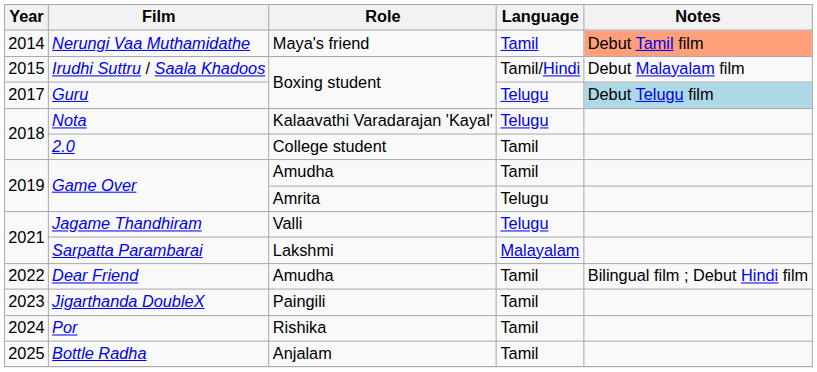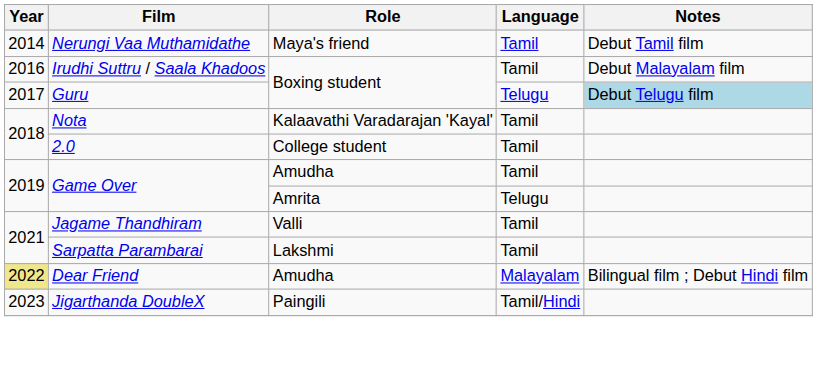(646, 43) lightsalmon background -> (646, 43) no background
(26, 69) 2015 -> (26, 69) 2016
(540, 69) Tamil/Hindi -> (519, 69) Tamil
(524, 120) Telugu -> (519, 120) Tamil
(524, 224) Telugu -> (519, 224) Tamil
(540, 250) Malayalam -> (519, 250) Tamil
(26, 276) no background -> (26, 276) khaki background
(519, 276) Tamil -> (540, 276) Malayalam
(519, 302) Tamil -> (540, 302) Tamil/Hindi
- row: (65, 328)
- row: (99, 353)
